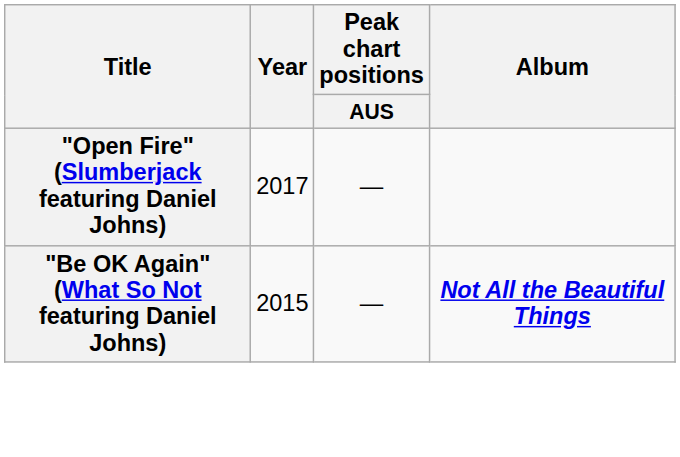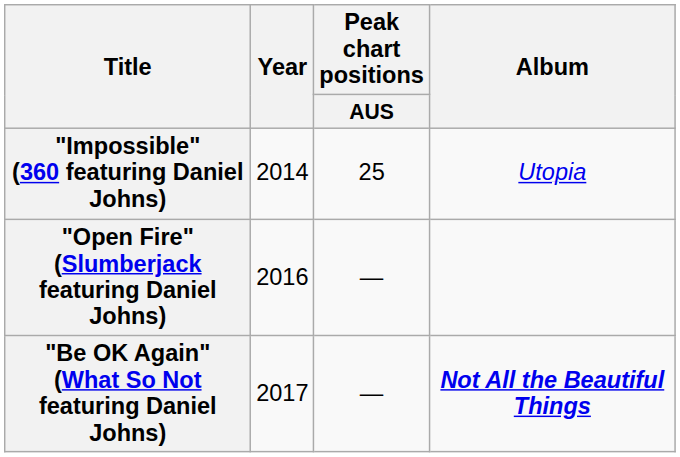+ row: (128, 173)
(282, 186) 2017 -> (282, 276) 2016
(282, 303) 2015 -> (282, 393) 2017
